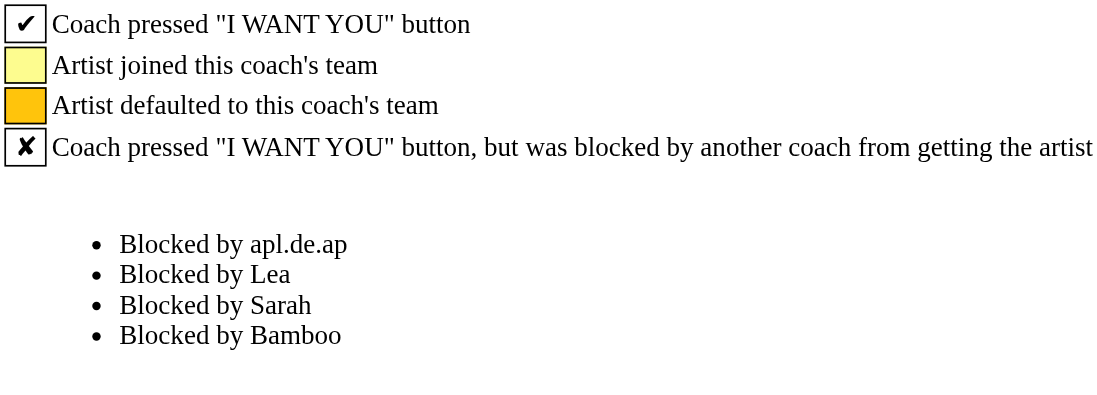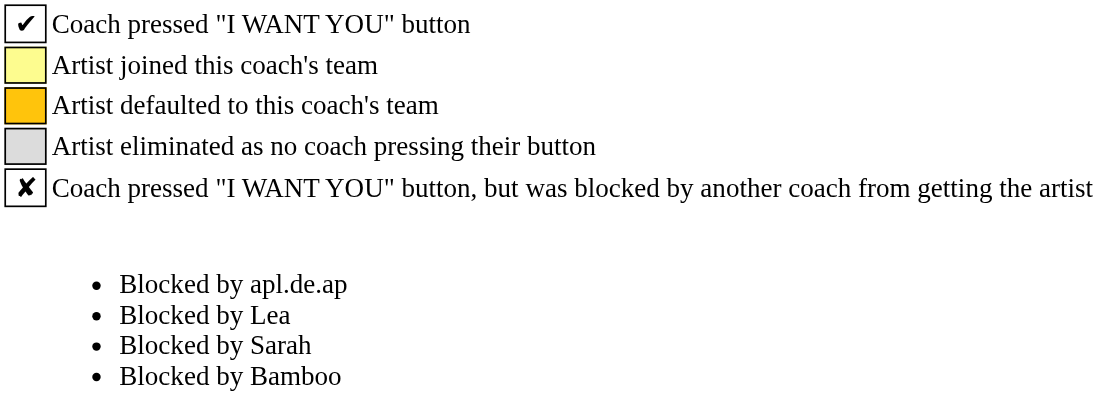+ row: (324, 145)
